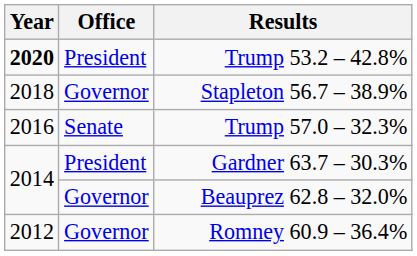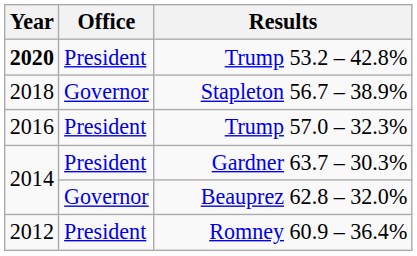(94, 127) Senate -> (105, 127) President
(106, 232) Governor -> (105, 232) President
